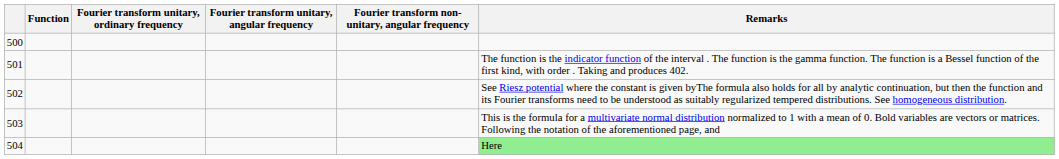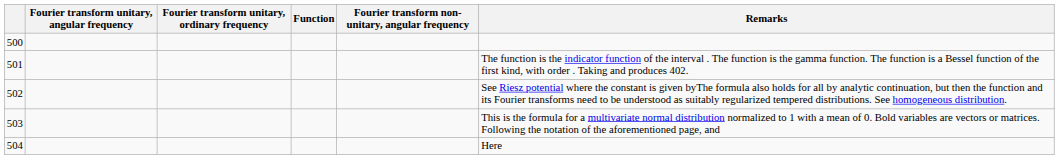columns swapped: (48, 19) <-> (271, 19)
(492, 146) lightgreen background -> (492, 146) no background
